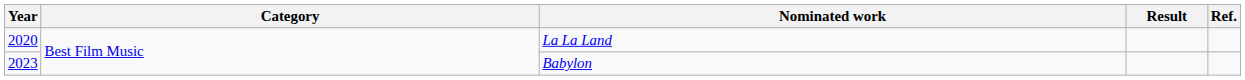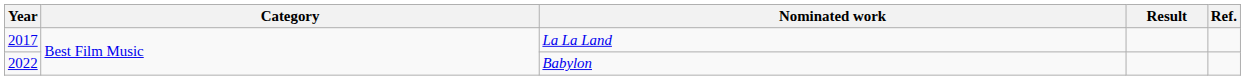(23, 39) 2020 -> (23, 39) 2017
(23, 63) 2023 -> (23, 63) 2022
